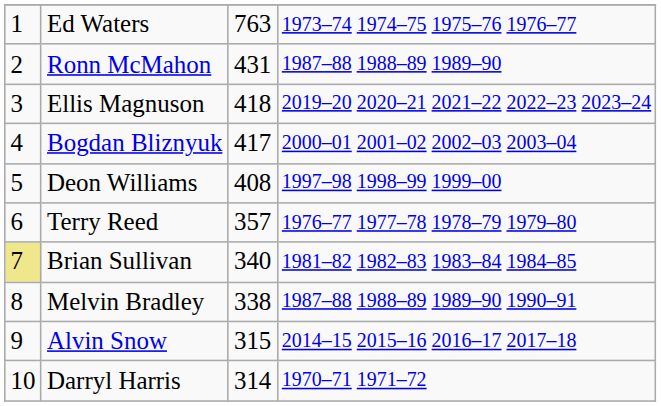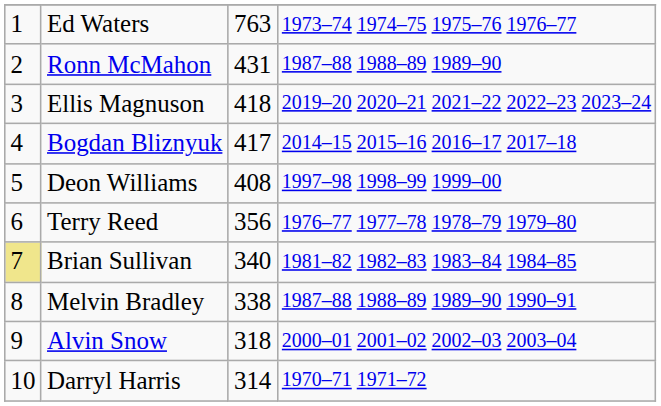(429, 143) 2000–01 2001–02 2002–03 2003–04 -> (429, 143) 2014–15 2015–16 2016–17 2017–18
(253, 222) 357 -> (253, 222) 356
(253, 340) 315 -> (253, 340) 318
(429, 340) 2014–15 2015–16 2016–17 2017–18 -> (429, 340) 2000–01 2001–02 2002–03 2003–04
